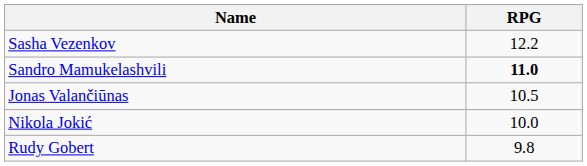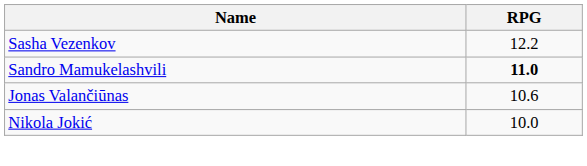(524, 95) 10.5 -> (524, 95) 10.6
- row: (51, 148)
